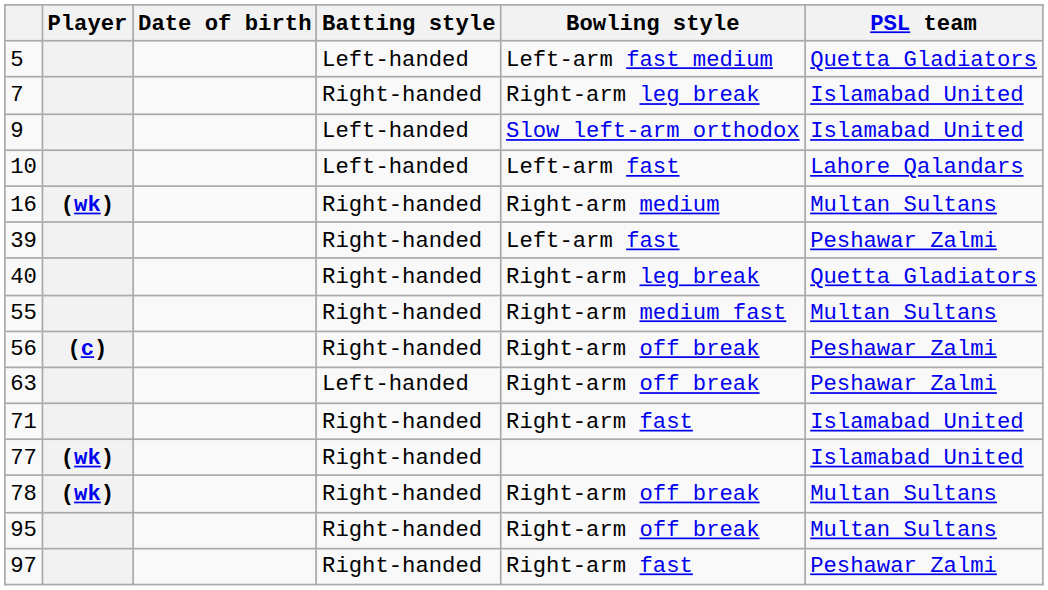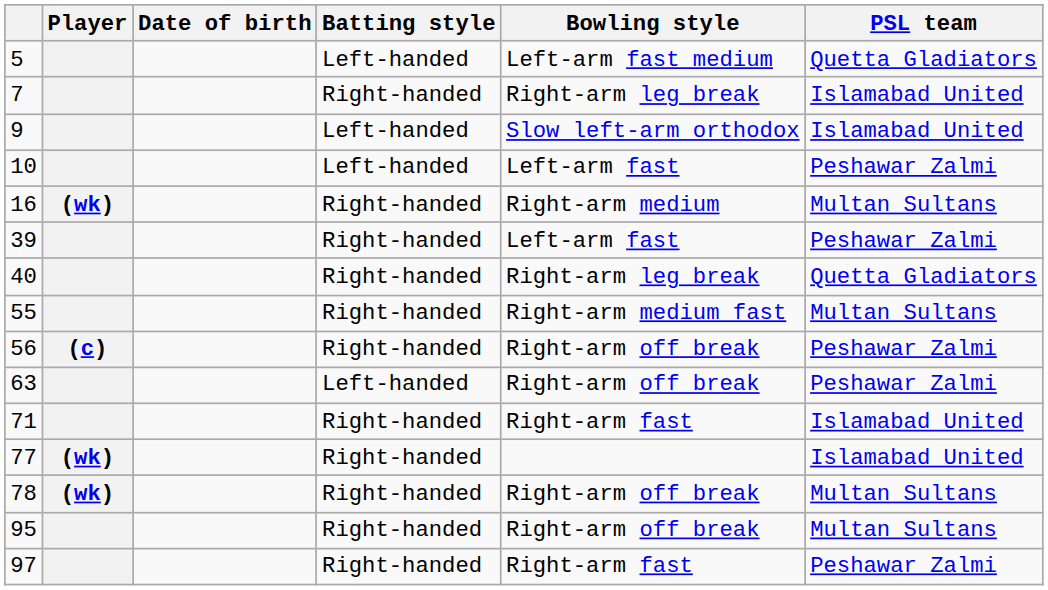(917, 168) Lahore Qalandars -> (904, 168) Peshawar Zalmi
